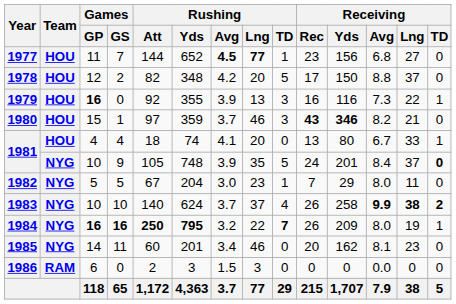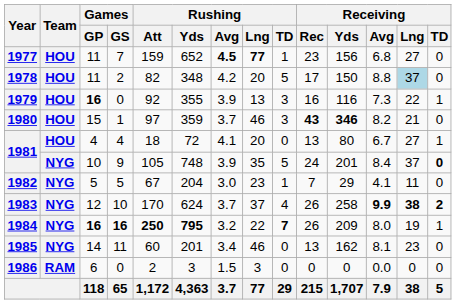(152, 57) 144 -> (152, 57) 159
(94, 78) 12 -> (94, 78) 11
(412, 78) no background -> (412, 78) lightblue background
(192, 141) 74 -> (192, 141) 72
(412, 141) 33 -> (412, 141) 27
(382, 183) 8.0 -> (382, 183) 4.1
(94, 204) 10 -> (94, 204) 12
(152, 204) 140 -> (152, 204) 170
(312, 246) 20 -> (312, 246) 13
